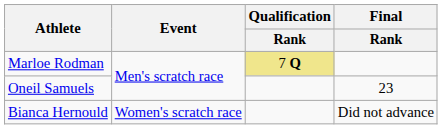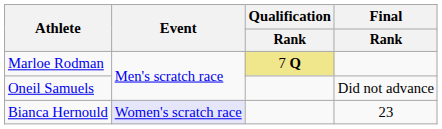(386, 88) 23 -> (386, 88) Did not advance
(178, 112) no background -> (178, 112) lavender background
(386, 112) Did not advance -> (386, 112) 23
